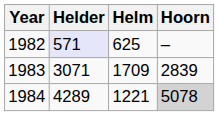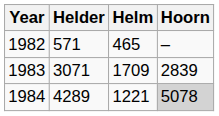(67, 44) lavender background -> (67, 44) no background
(126, 44) 625 -> (126, 44) 465
